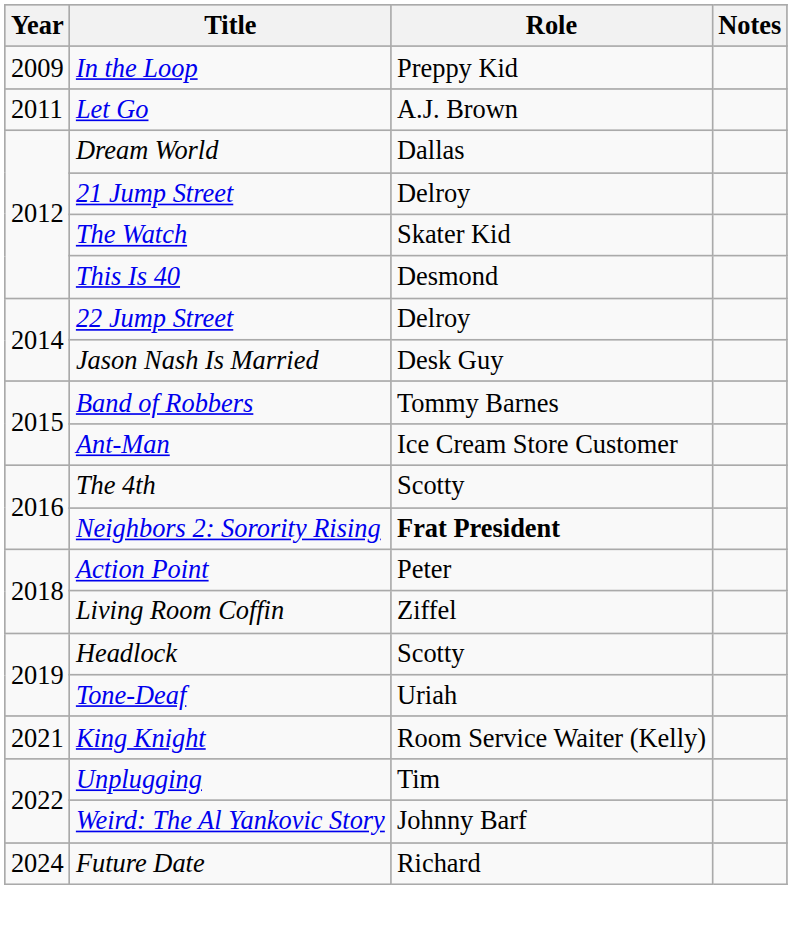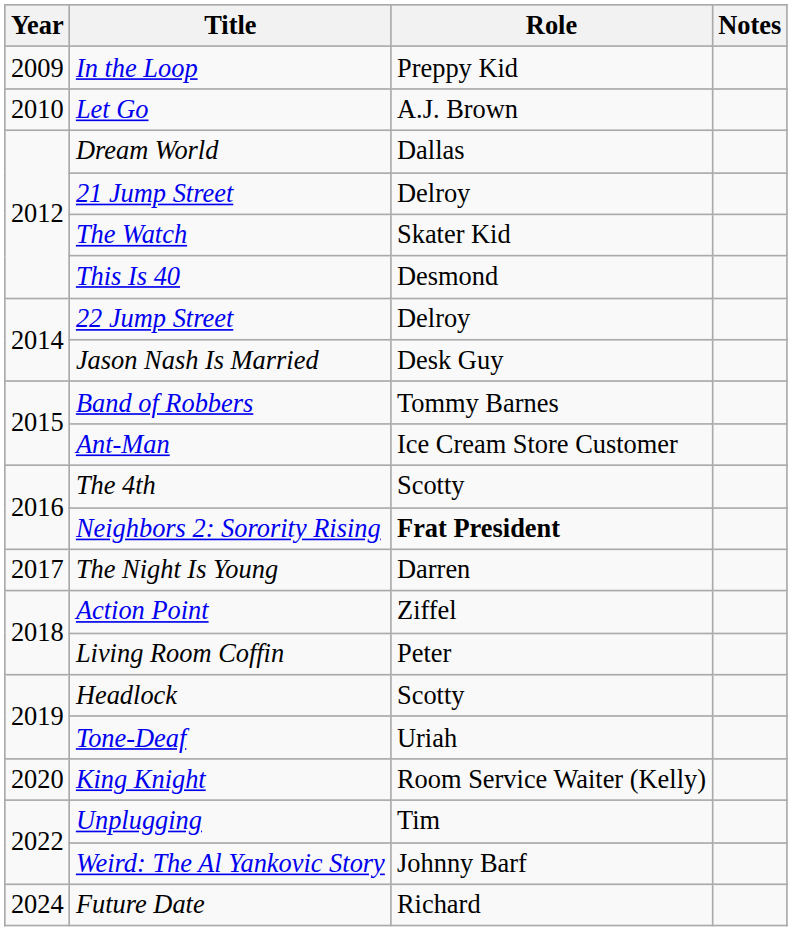(37, 109) 2011 -> (37, 109) 2010
+ row: (177, 569)
(424, 569) Peter -> (427, 611) Ziffel
(427, 611) Ziffel -> (424, 653) Peter
(37, 737) 2021 -> (37, 779) 2020
